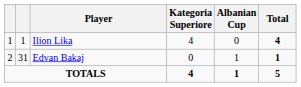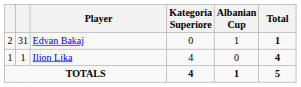rows swapped: (53, 41) <-> (58, 57)
